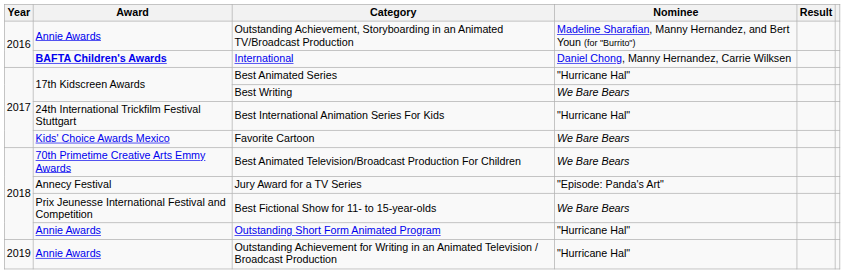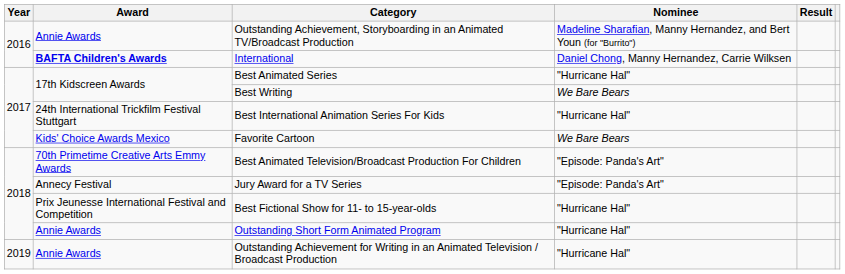(593, 162) We Bare Bears -> (610, 162) "Episode: Panda's Art"
(593, 208) We Bare Bears -> (594, 208) "Hurricane Hal"
